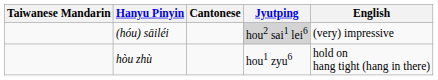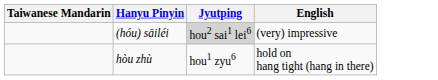- column: (215, 13)
